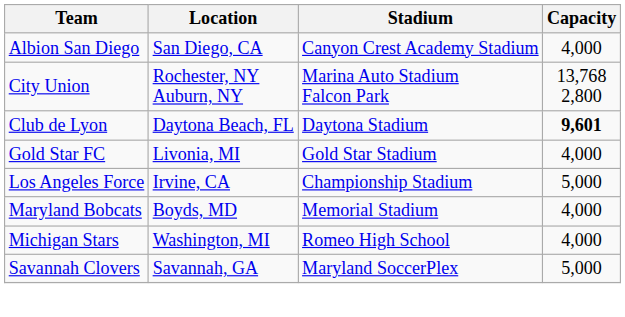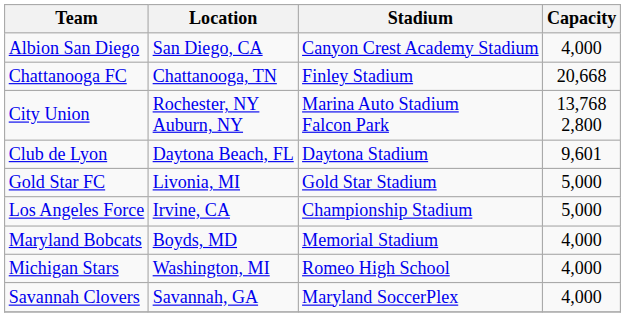+ row: (68, 76)
(582, 125) bold -> (582, 153) normal
(582, 153) 4,000 -> (582, 182) 5,000
(582, 268) 5,000 -> (582, 297) 4,000
